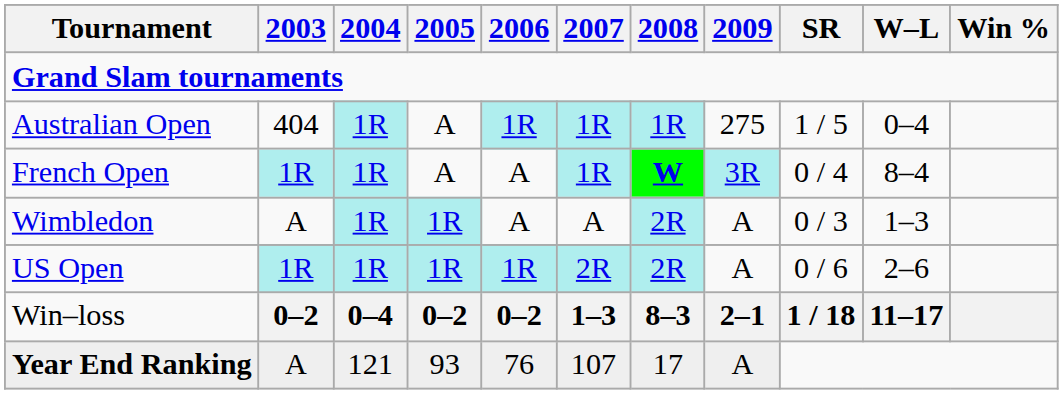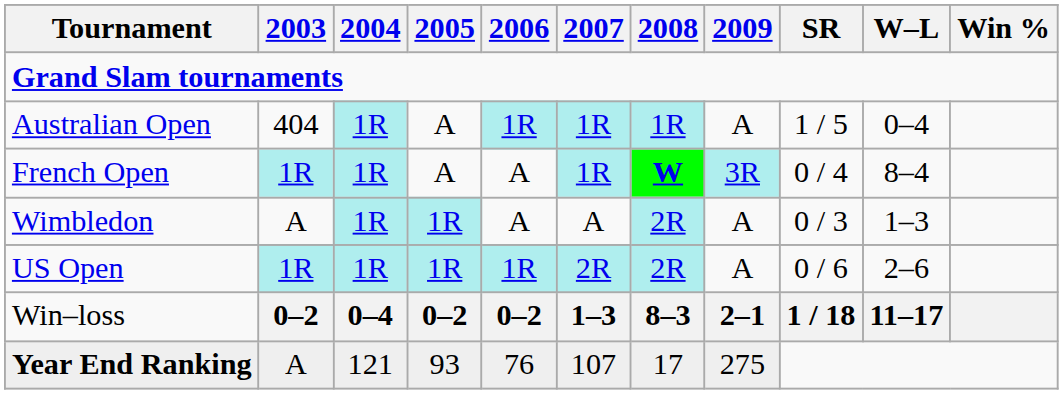(742, 124) 275 -> (742, 124) A
(742, 364) A -> (742, 364) 275
